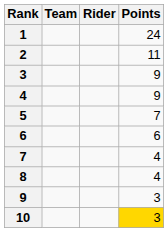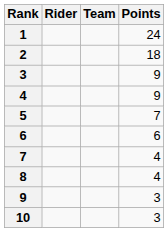columns swapped: (99, 14) <-> (61, 14)
(154, 55) 11 -> (154, 55) 18
(157, 217) gold background -> (157, 217) no background
